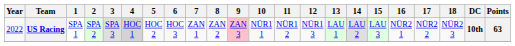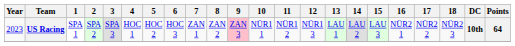(15, 29) 2022 -> (15, 29) 2023
(132, 29) lightgrey background -> (132, 29) no background
(498, 29) 63 -> (498, 29) 64
